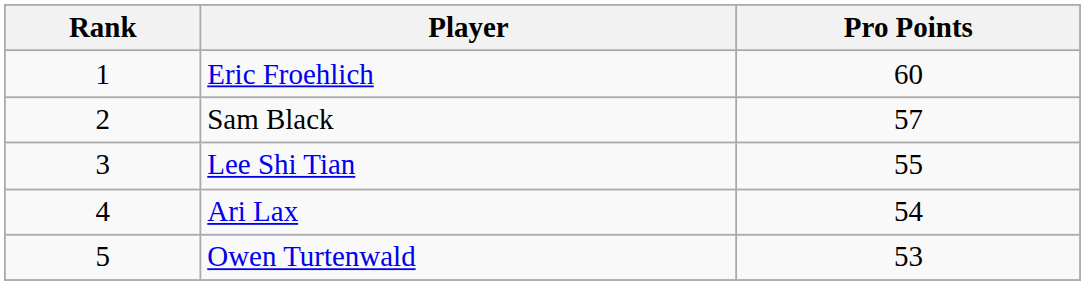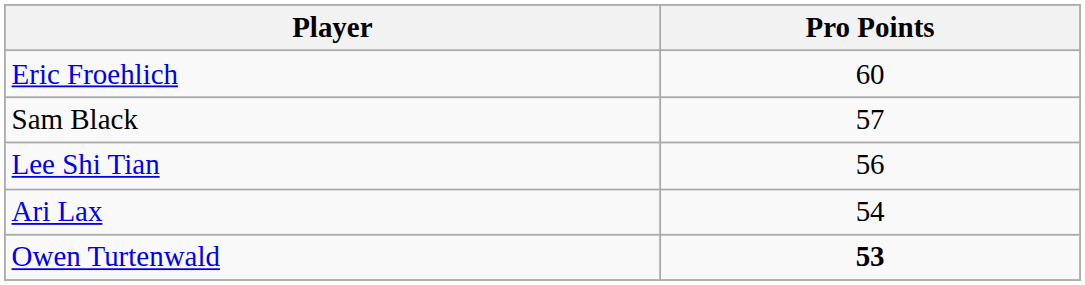- column: (103, 27)
(908, 165) 55 -> (870, 165) 56
(908, 257) normal -> (870, 257) bold
